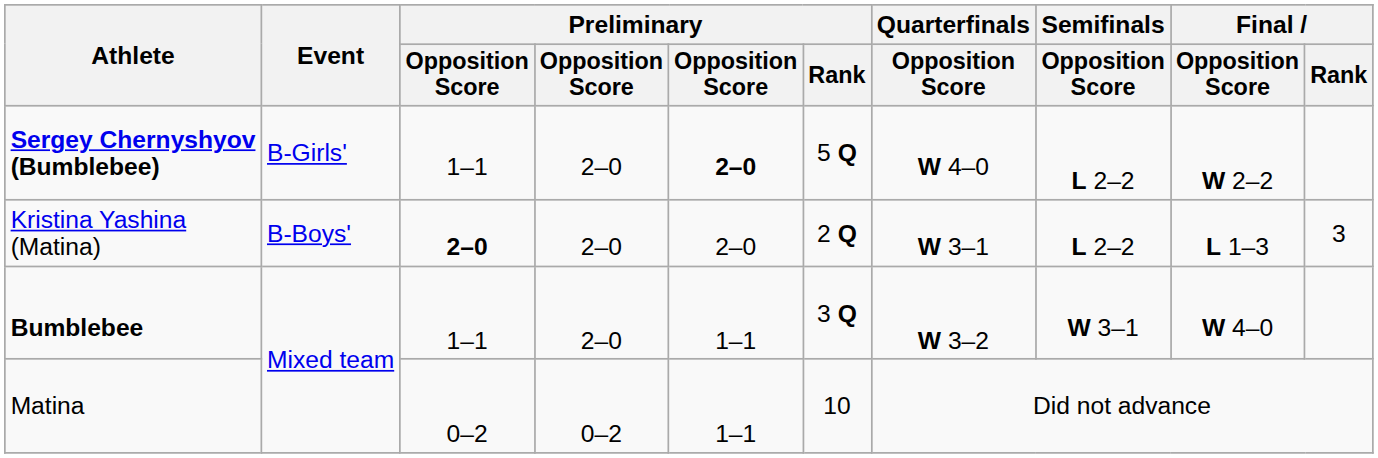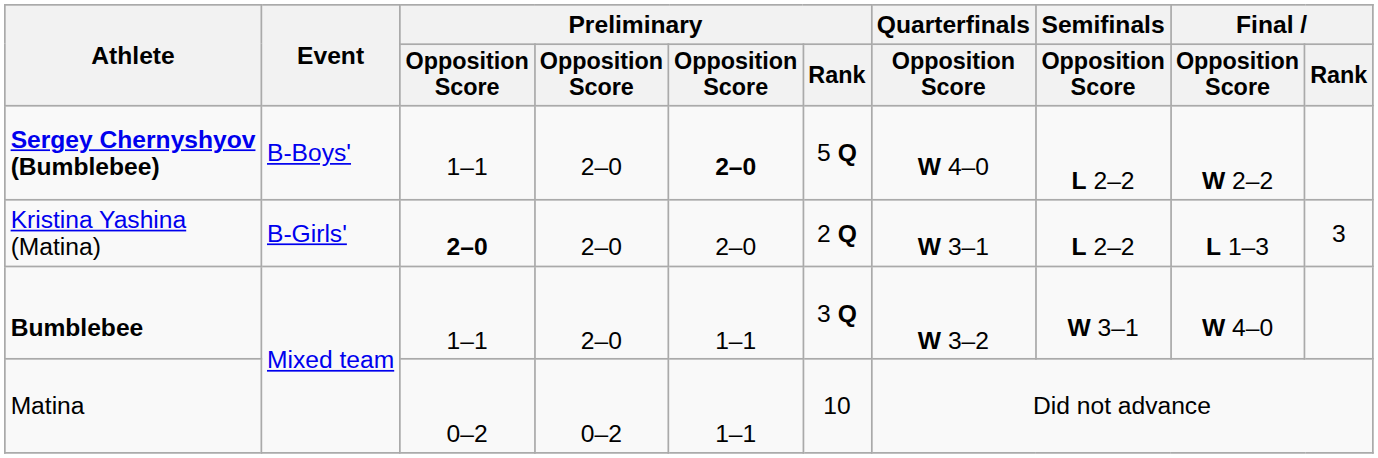(307, 153) B-Girls' -> (309, 153) B-Boys'
(309, 233) B-Boys' -> (307, 233) B-Girls'
